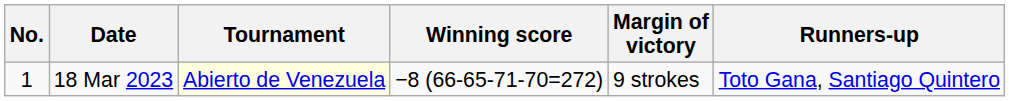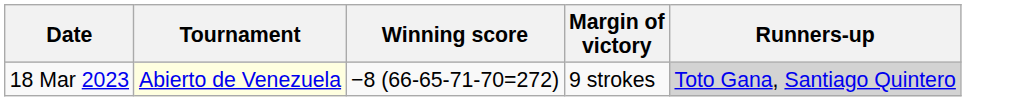- column: (27, 34)
(859, 79) no background -> (815, 79) lightgrey background
